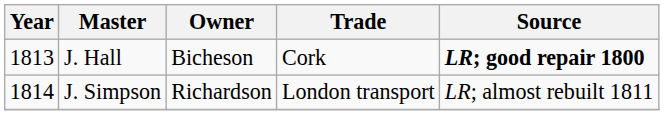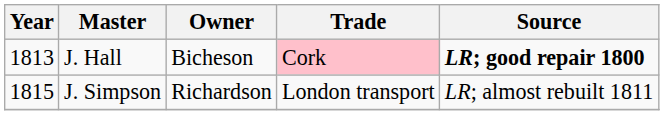(304, 57) no background -> (304, 57) pink background
(32, 92) 1814 -> (32, 92) 1815
